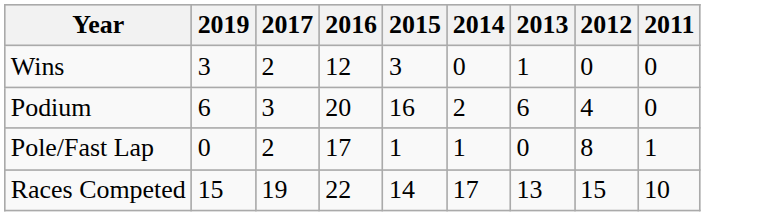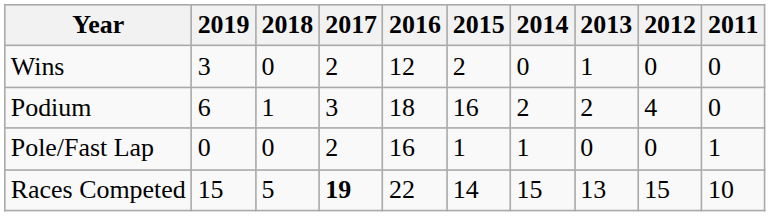+ column: (287, 25)
(395, 66) 3 -> (459, 66) 2
(338, 107) 20 -> (402, 107) 18
(523, 107) 6 -> (587, 107) 2
(338, 148) 17 -> (402, 148) 16
(587, 148) 8 -> (651, 148) 0
(274, 189) normal -> (338, 189) bold
(466, 189) 17 -> (530, 189) 15
